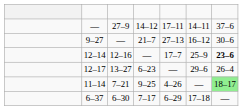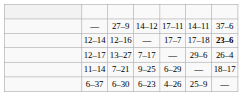- row: (95, 41)
(199, 55) 25–9 -> (199, 41) 17–18
(147, 70) 6–23 -> (147, 55) 7–17
(173, 84) 4–26 -> (173, 70) 6–29
(225, 84) lightgreen background -> (225, 70) no background
(147, 99) 7–17 -> (147, 84) 6–23
(173, 99) 6–29 -> (173, 84) 4–26
(199, 99) 17–18 -> (199, 84) 25–9
